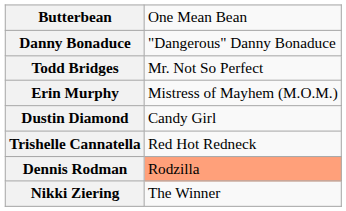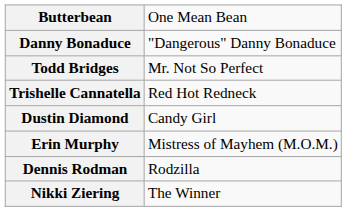rows swapped: (75, 143) <-> (75, 93)
(174, 168) lightsalmon background -> (174, 168) no background
